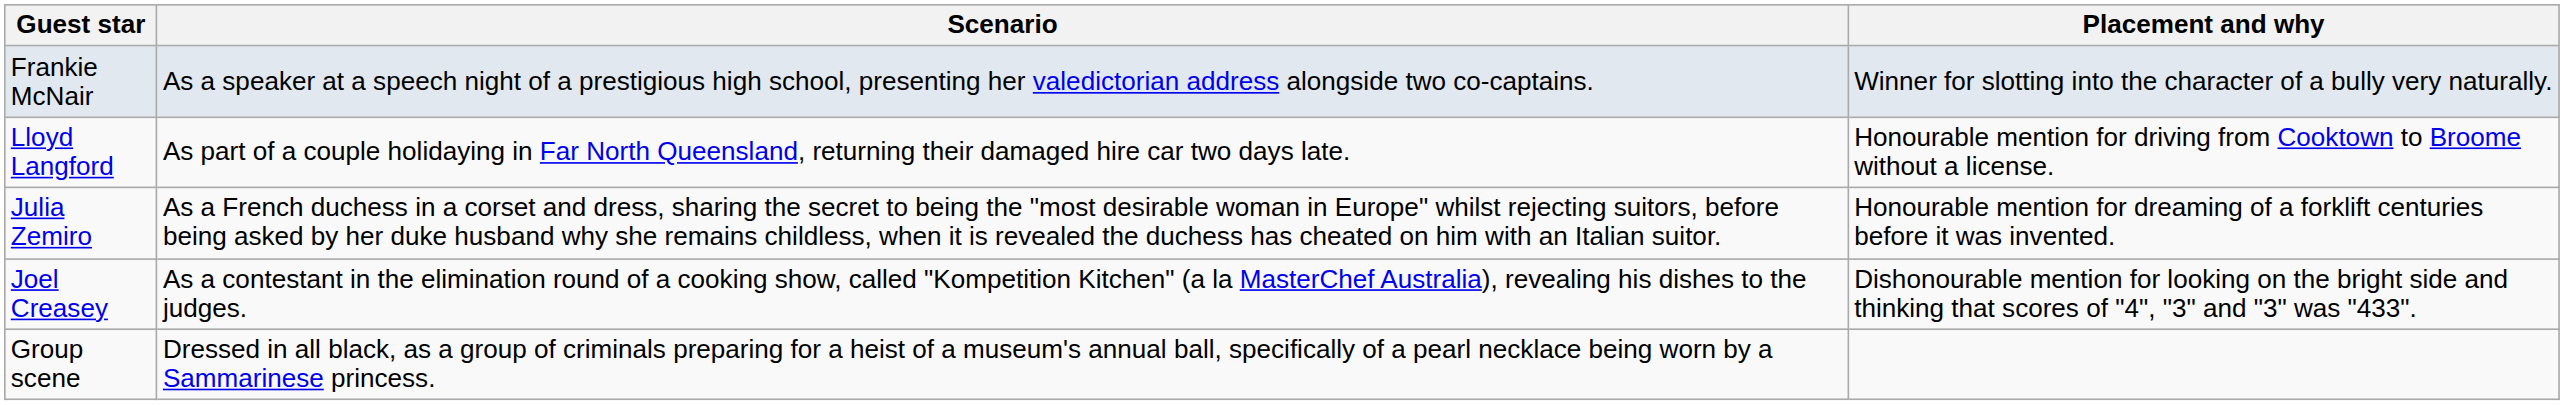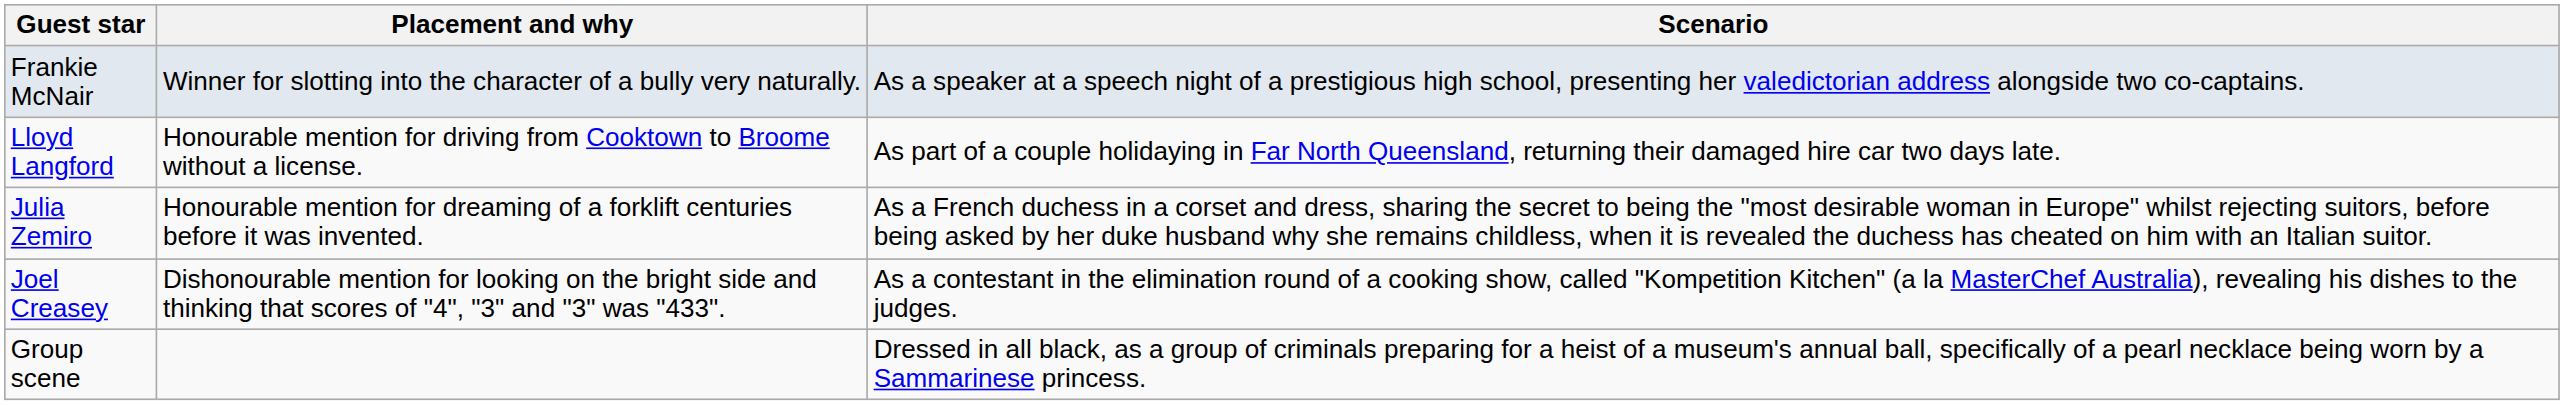columns swapped: (1003, 25) <-> (2204, 25)
